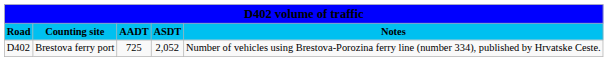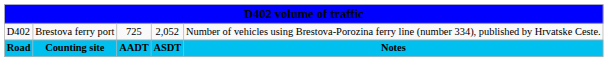rows swapped: (19, 31) <-> (18, 48)
